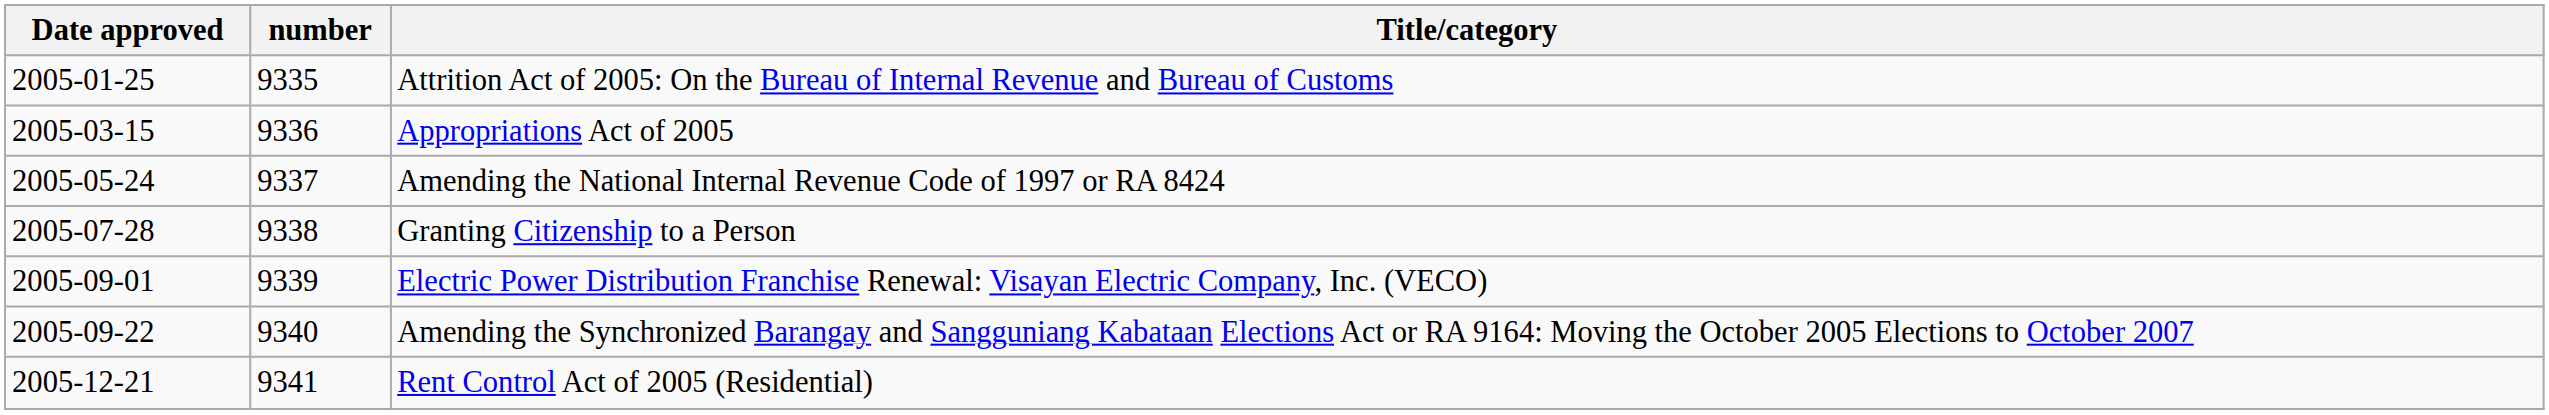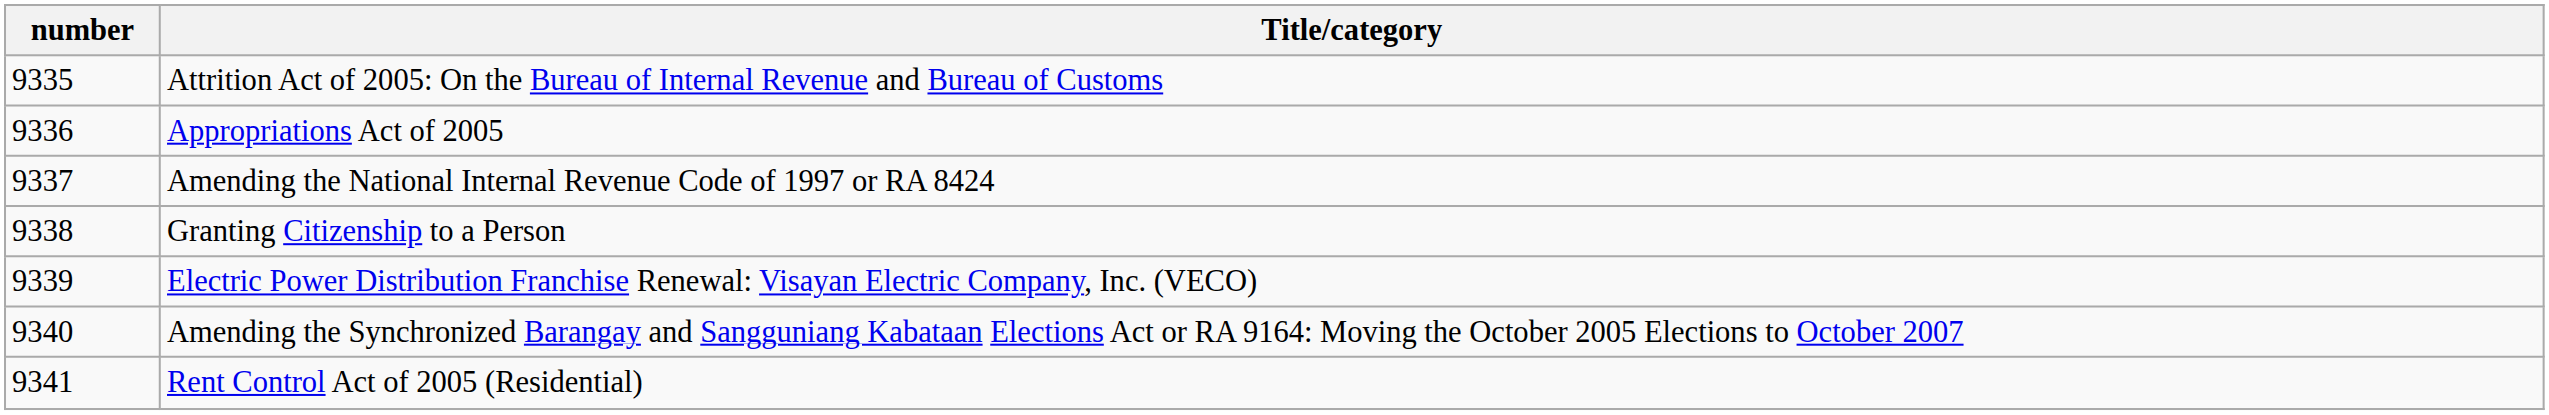- column: (128, 29)
